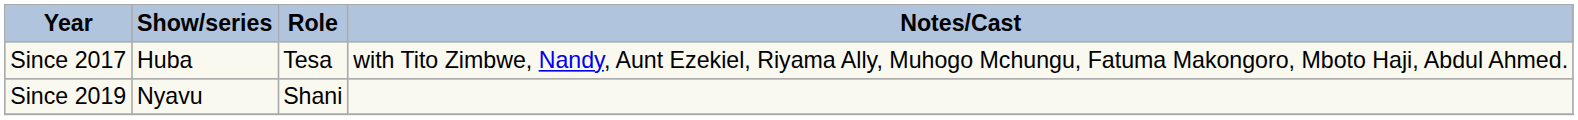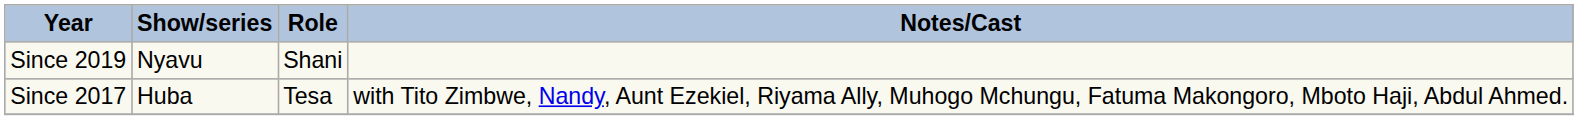rows swapped: (68, 60) <-> (68, 97)
